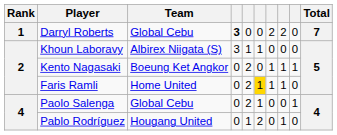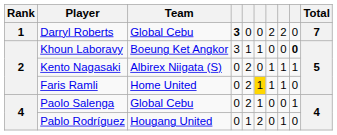(176, 50) Albirex Niigata (S) -> (179, 50) Boeung Ket Angkor
(295, 50) normal -> (295, 50) bold
(179, 68) Boeung Ket Angkor -> (176, 68) Albirex Niigata (S)
